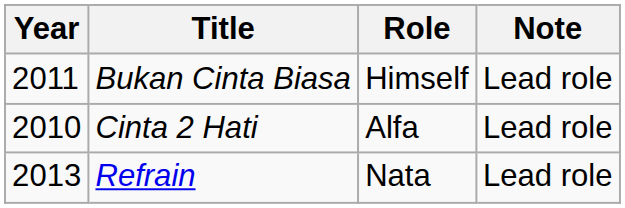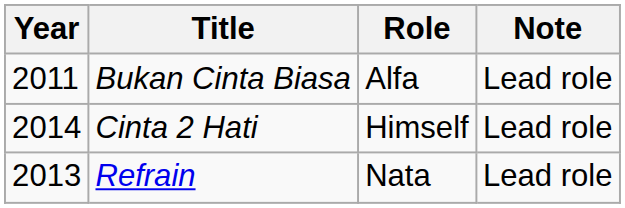(417, 78) Himself -> (392, 78) Alfa
(47, 127) 2010 -> (47, 127) 2014
(392, 127) Alfa -> (417, 127) Himself
